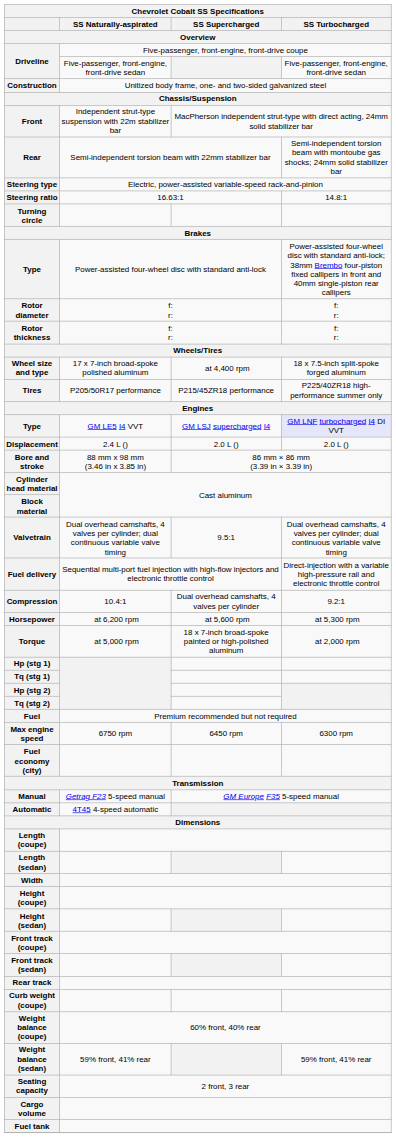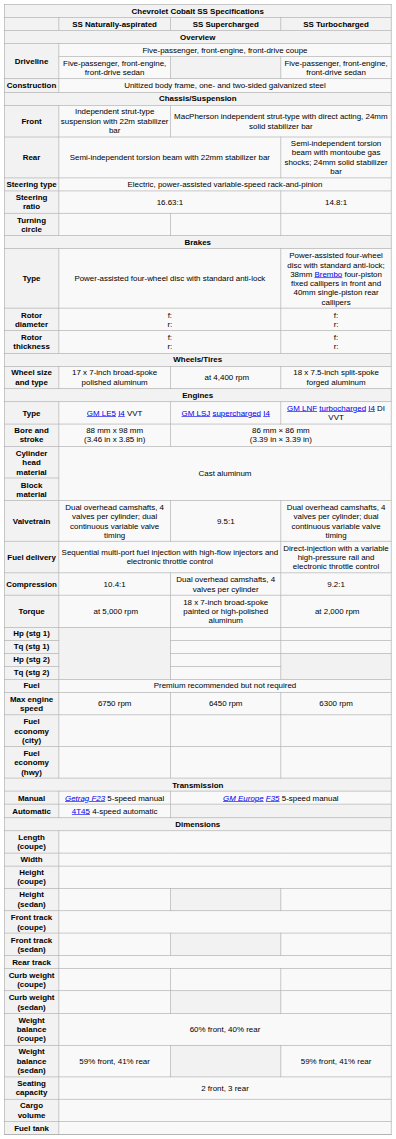- row: (32, 390)
(336, 426) lavender background -> (336, 413) no background
- row: (32, 443)
- row: (32, 619)
+ row: (32, 762)
- row: (32, 862)
+ row: (32, 1002)
